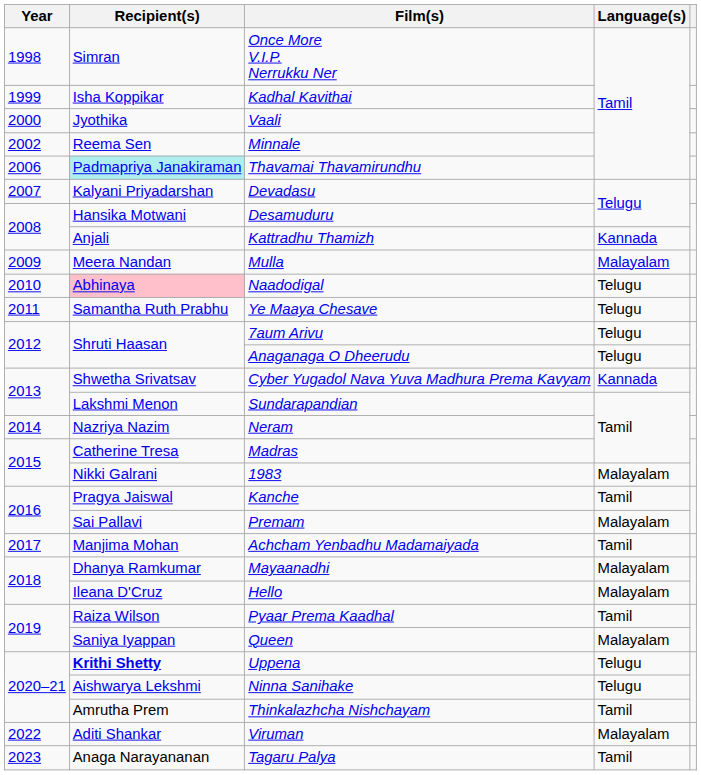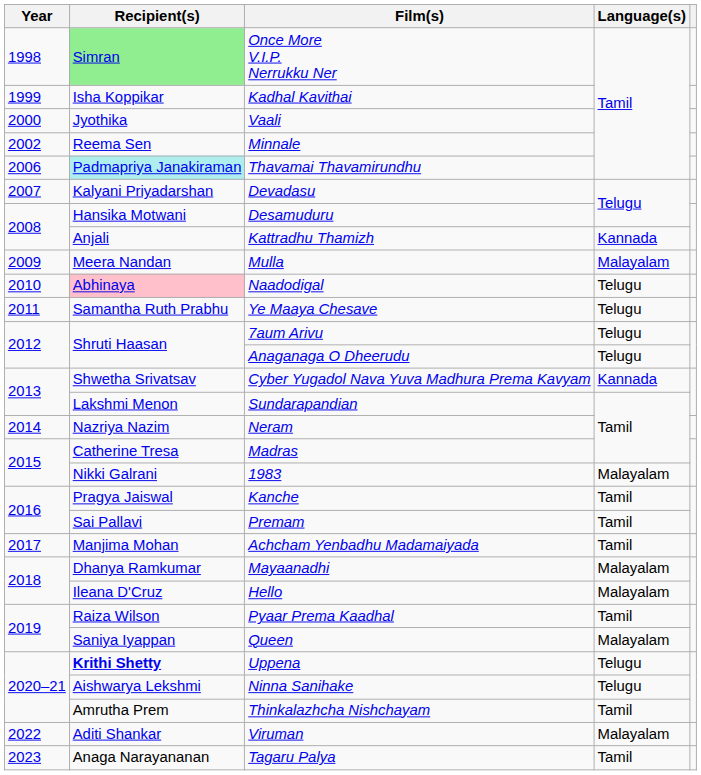(96, 56) no background -> (96, 56) lightgreen background
(634, 521) Malayalam -> (615, 521) Tamil
